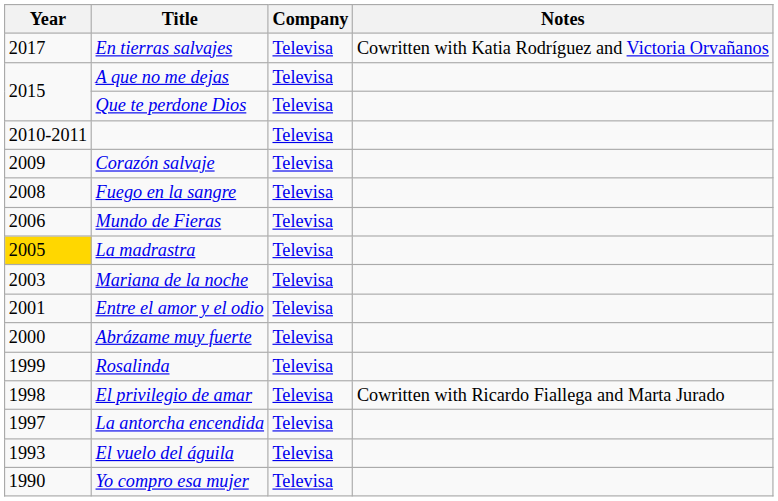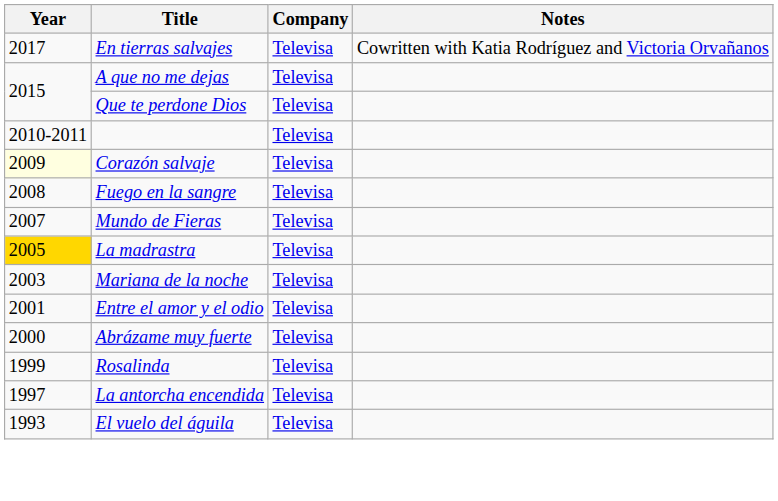(27, 163) no background -> (27, 163) lightyellow background
(27, 221) 2006 -> (27, 221) 2007
- row: (174, 395)
- row: (172, 481)
